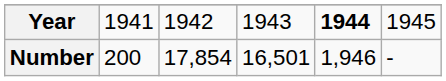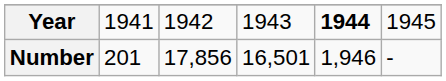(123, 57) 200 -> (123, 57) 201
(198, 57) 17,854 -> (198, 57) 17,856
